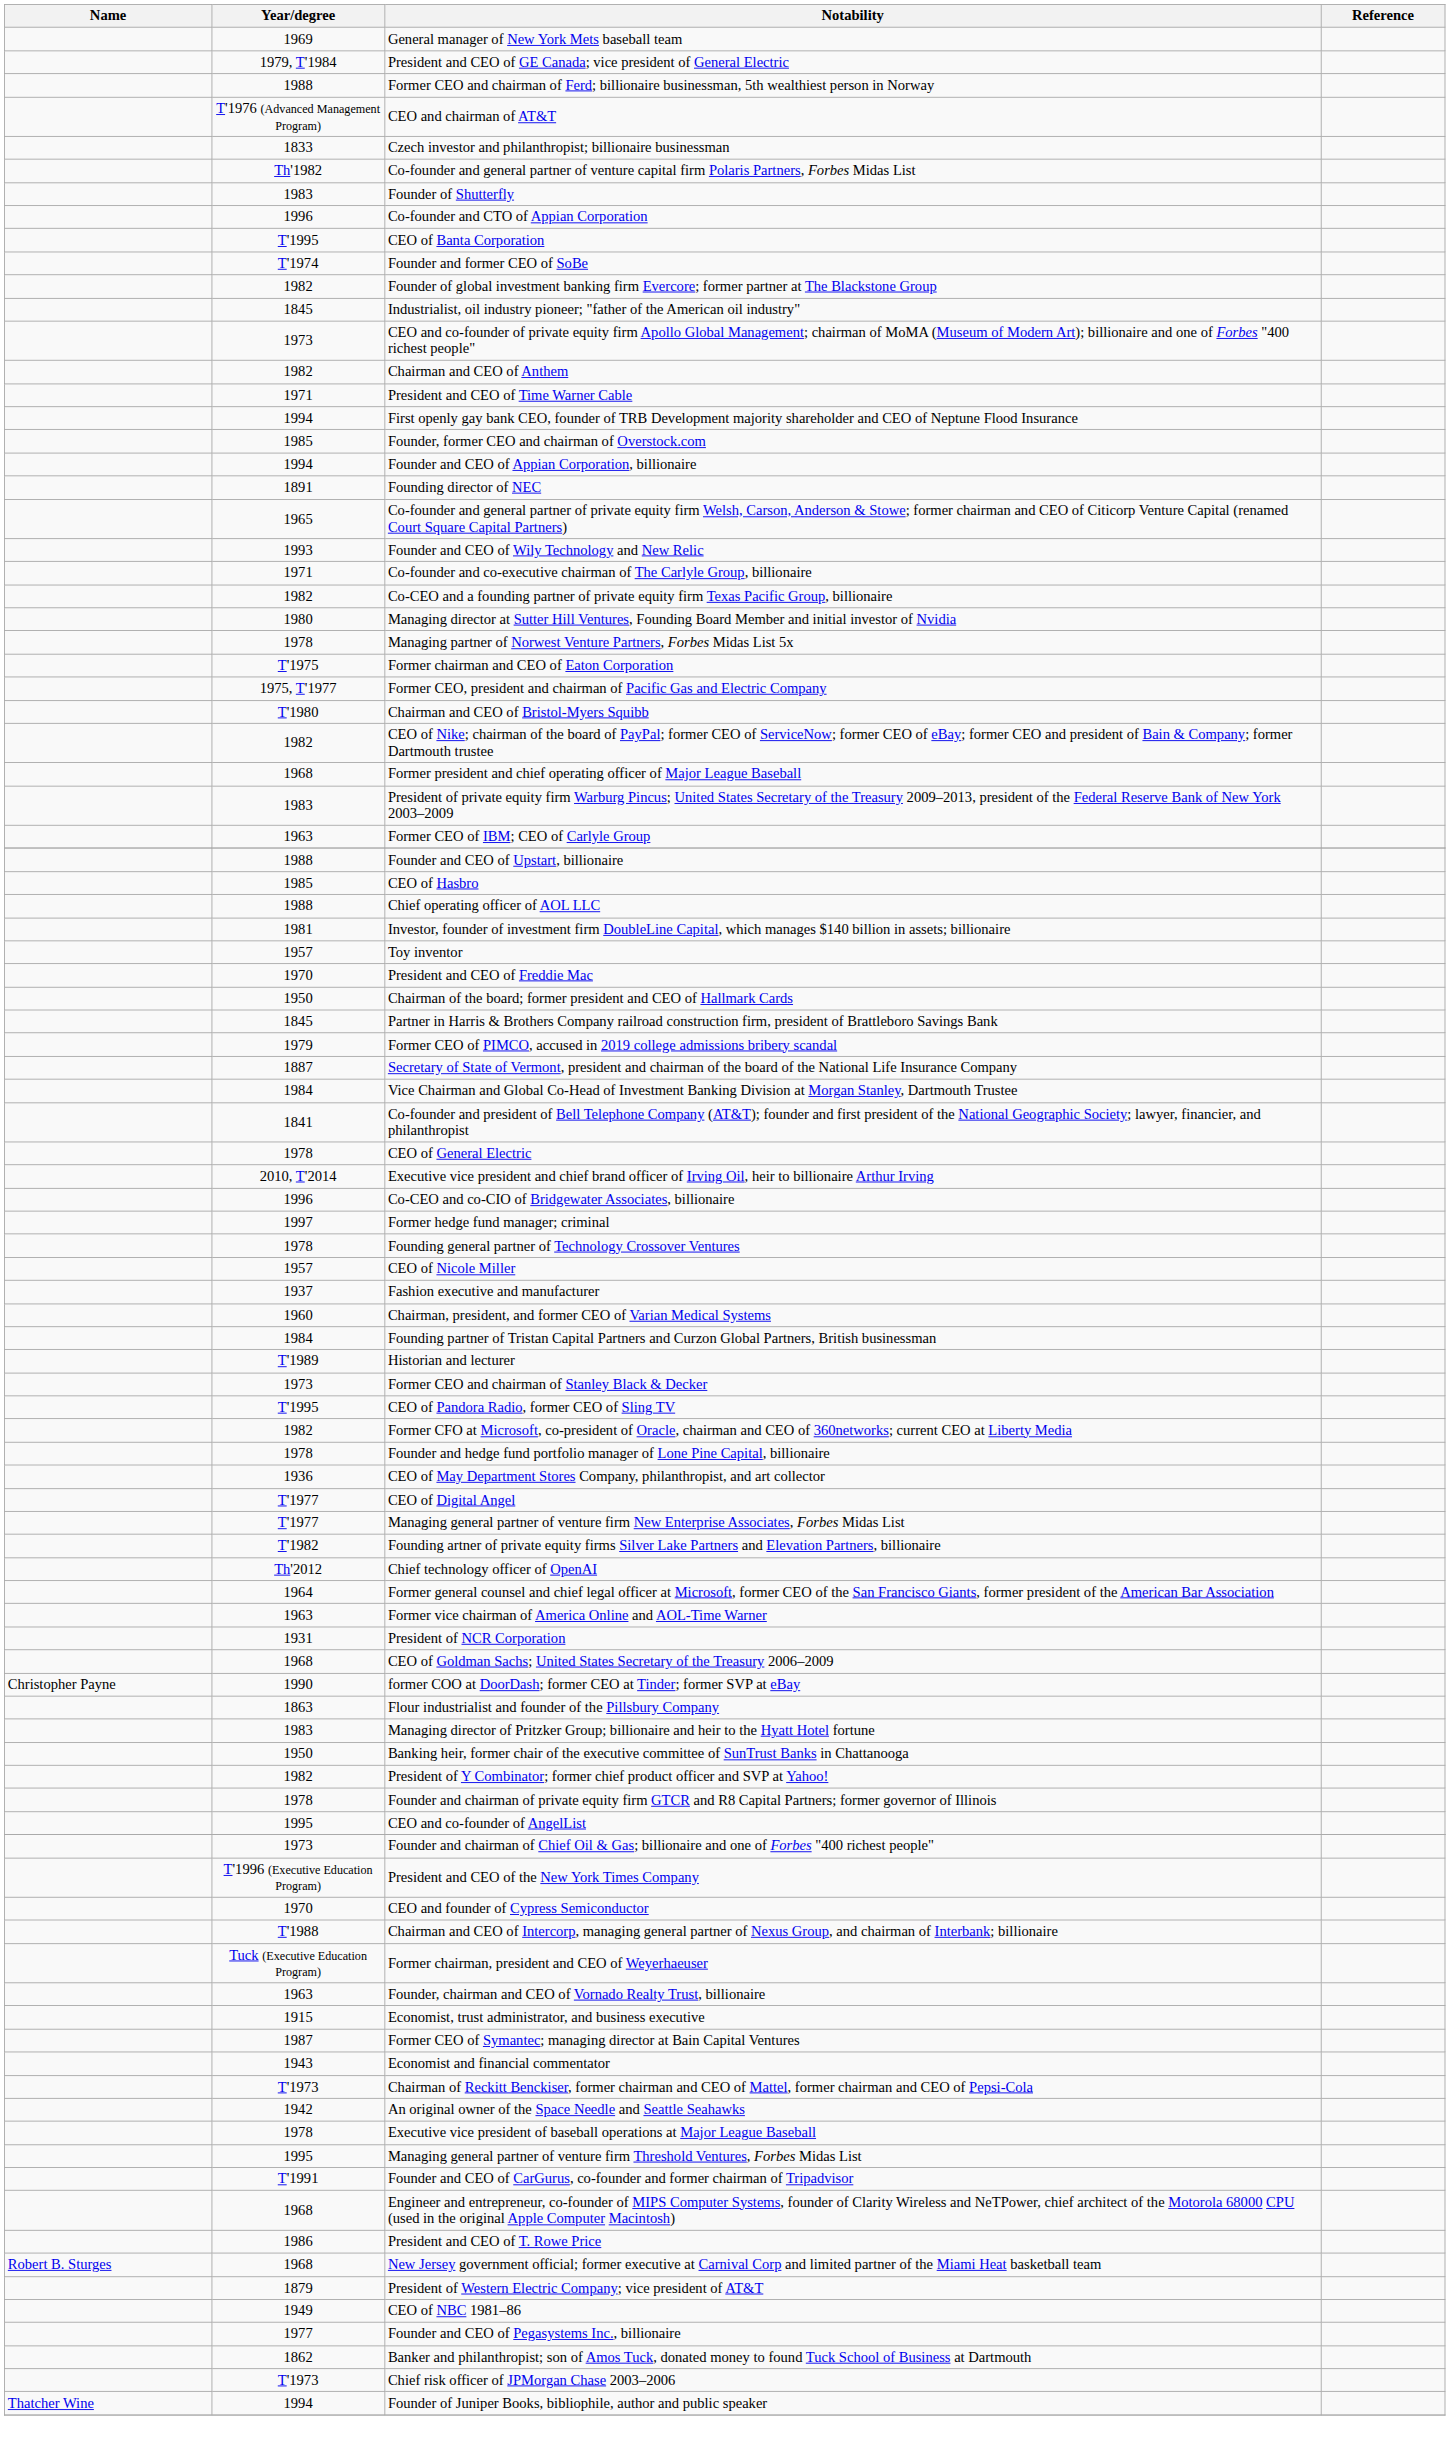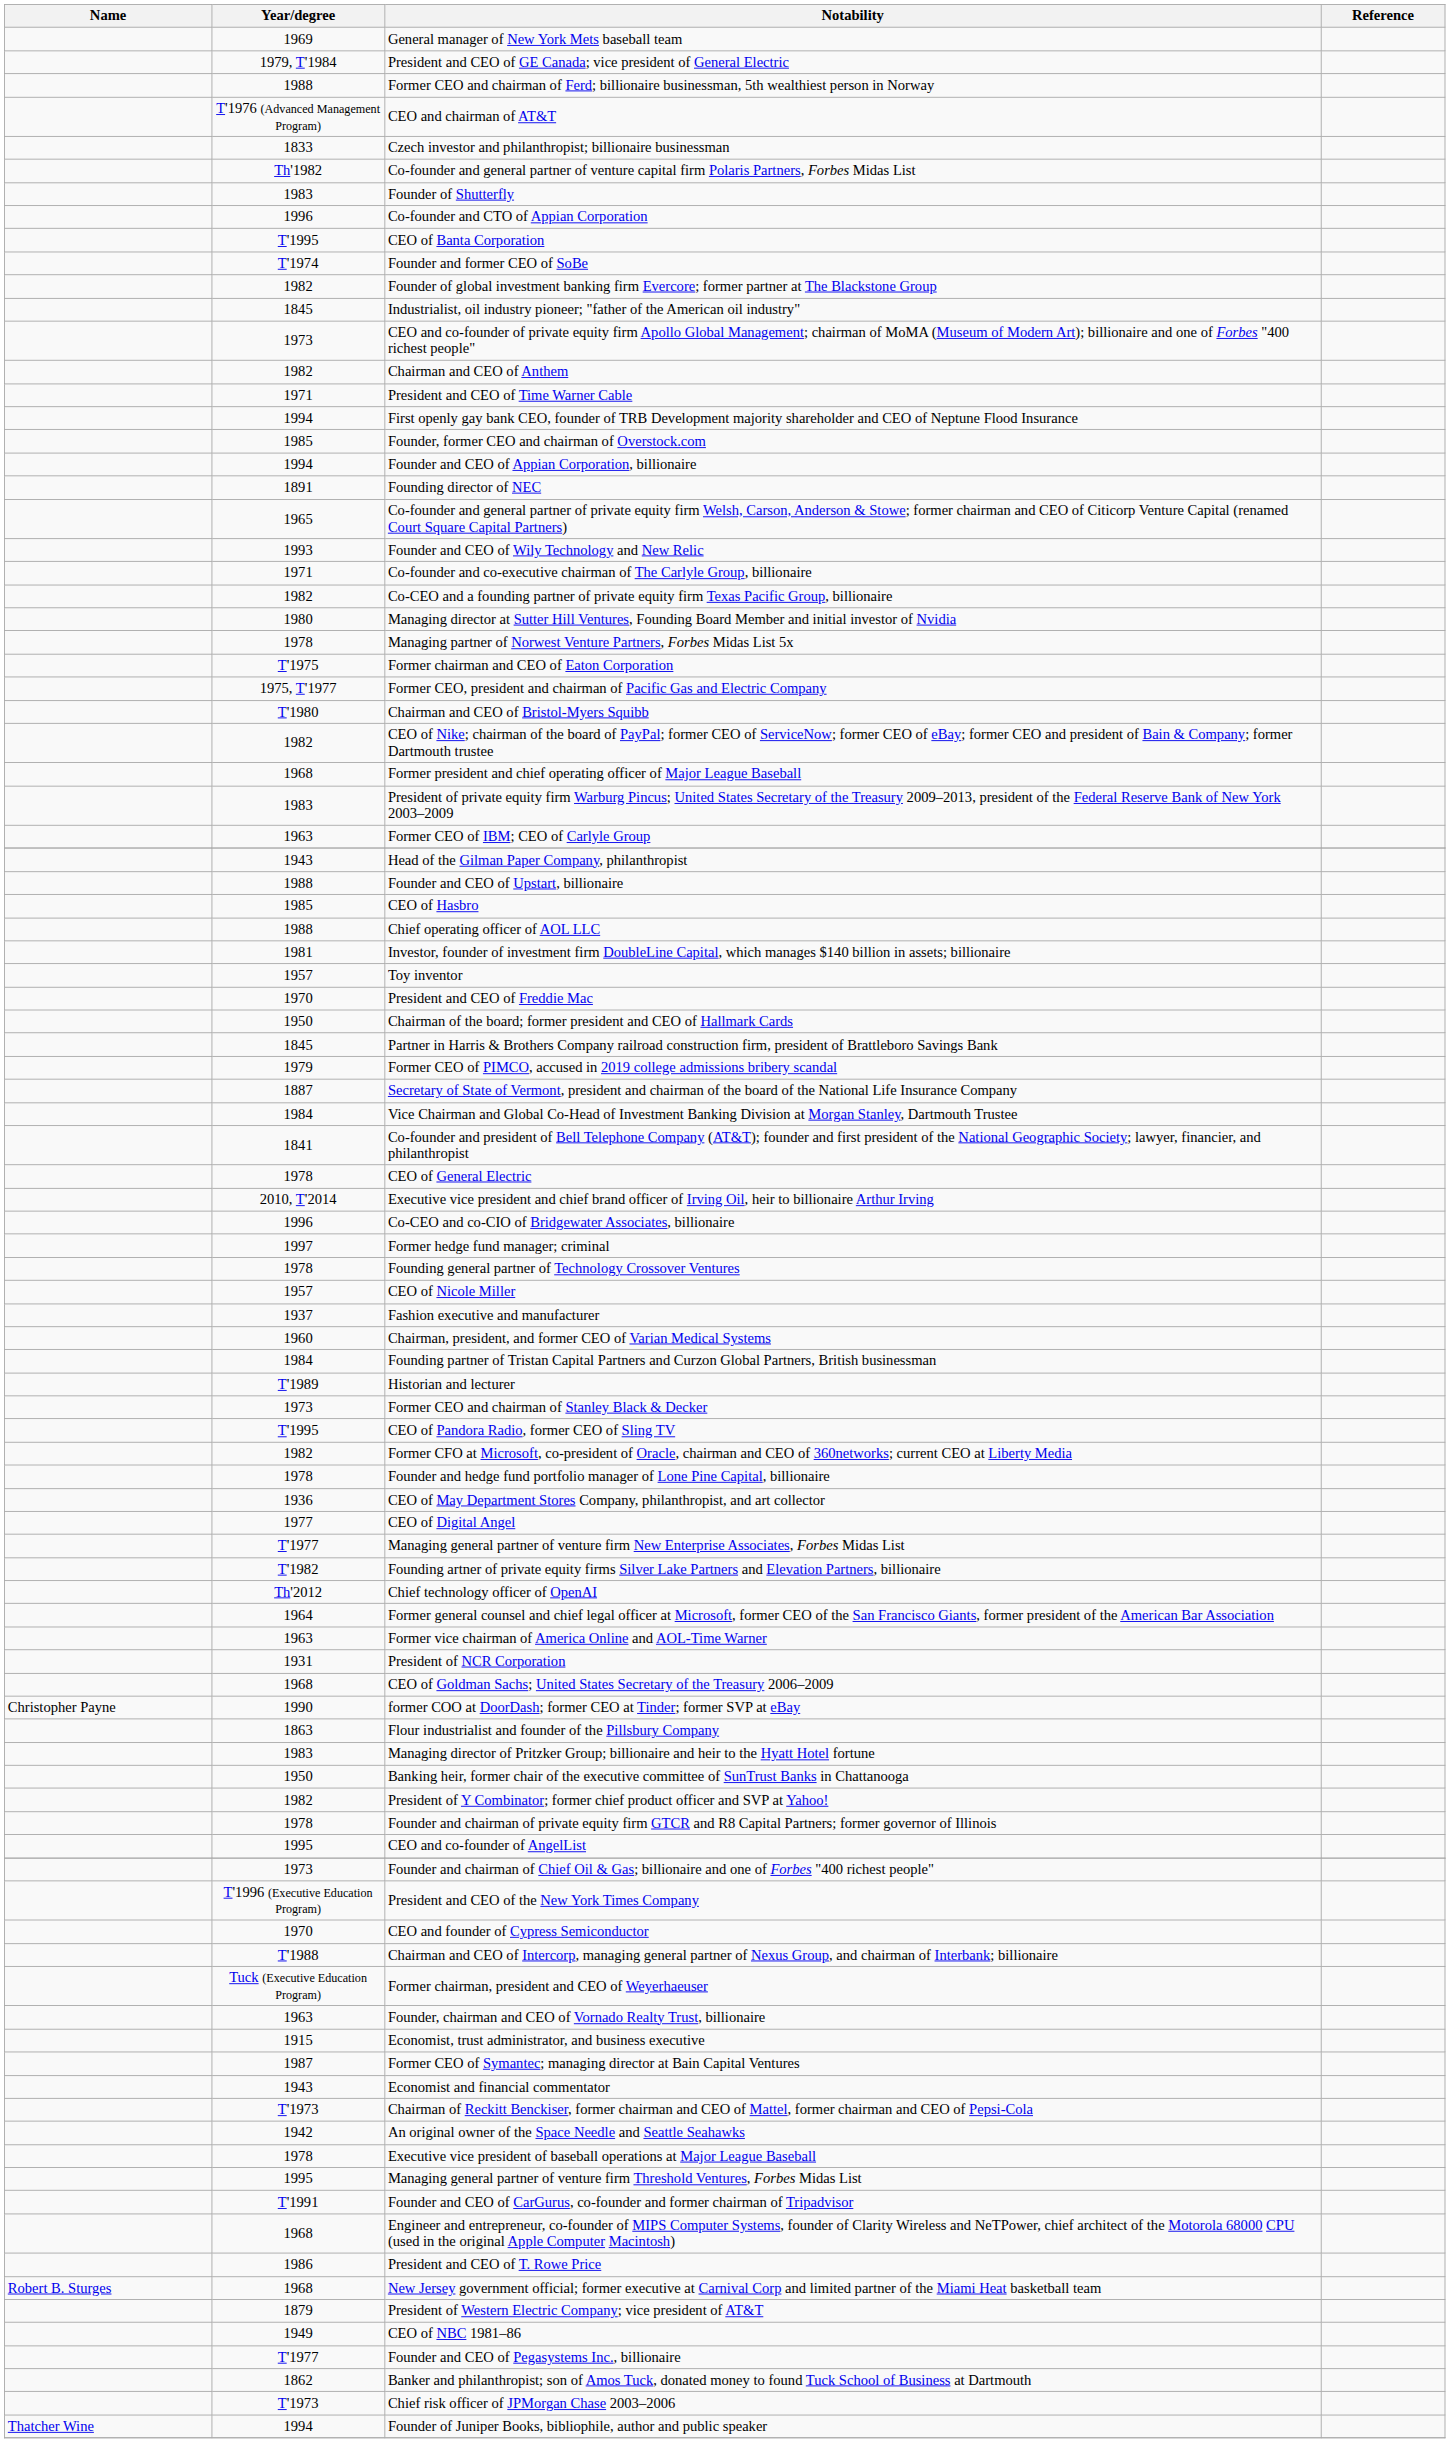+ row: (538, 859)
(298, 1499) T'1977 -> (298, 1522) 1977
(298, 2334) 1977 -> (298, 2357) T'1977
